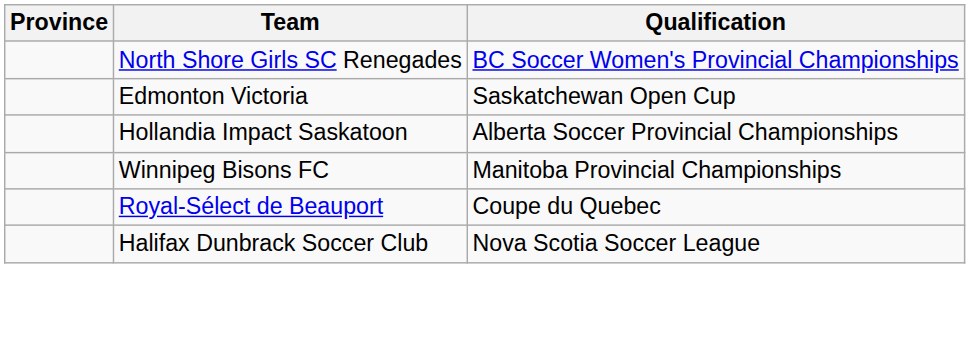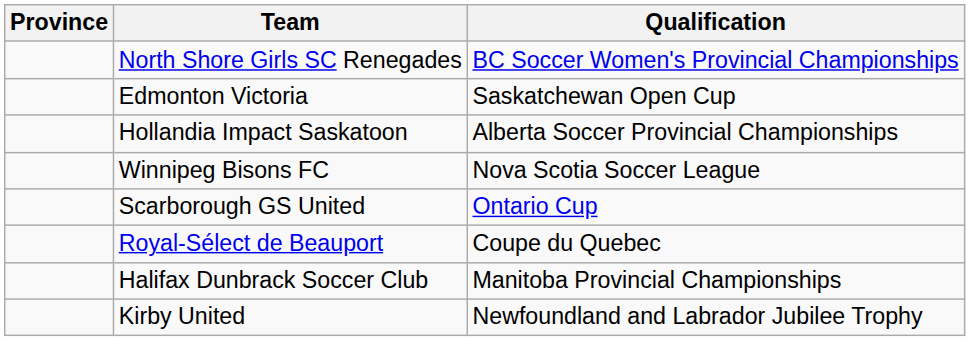(657, 170) Manitoba Provincial Championships -> (616, 170) Nova Scotia Soccer League
+ row: (242, 206)
(616, 243) Nova Scotia Soccer League -> (657, 280) Manitoba Provincial Championships
+ row: (182, 317)
